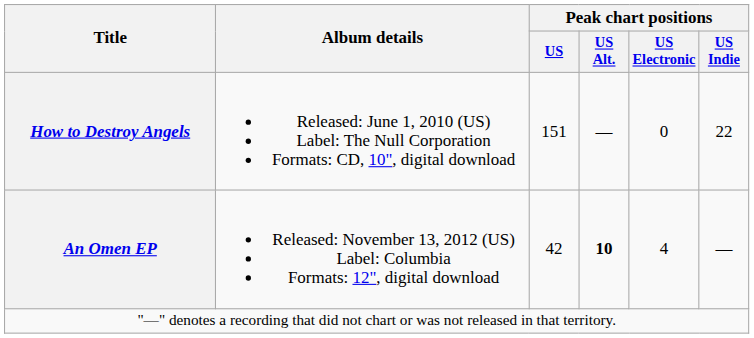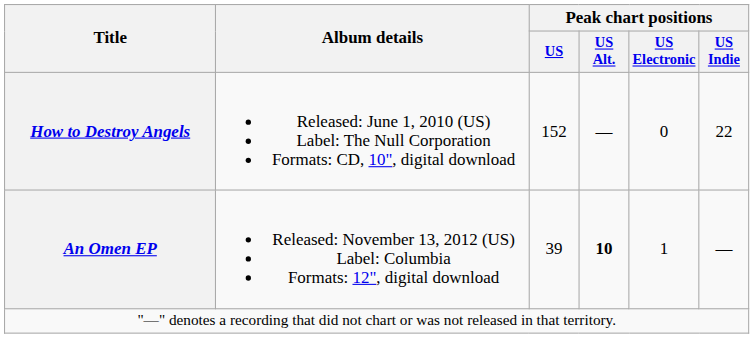(554, 131) 151 -> (554, 131) 152
(554, 249) 42 -> (554, 249) 39
(664, 249) 4 -> (664, 249) 1
